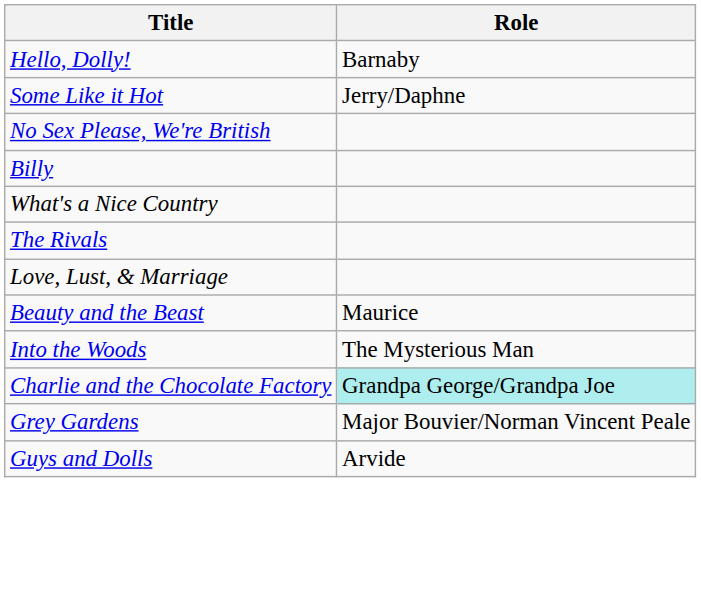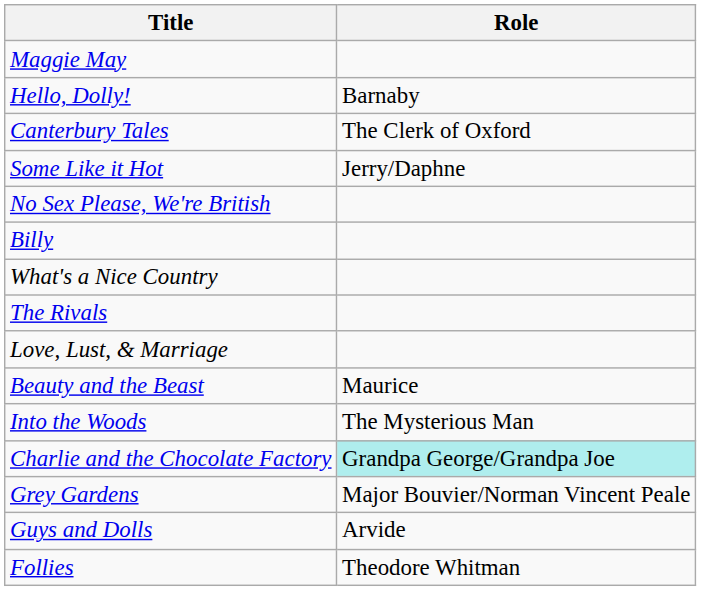+ row: (68, 58)
+ row: (89, 131)
+ row: (42, 566)
